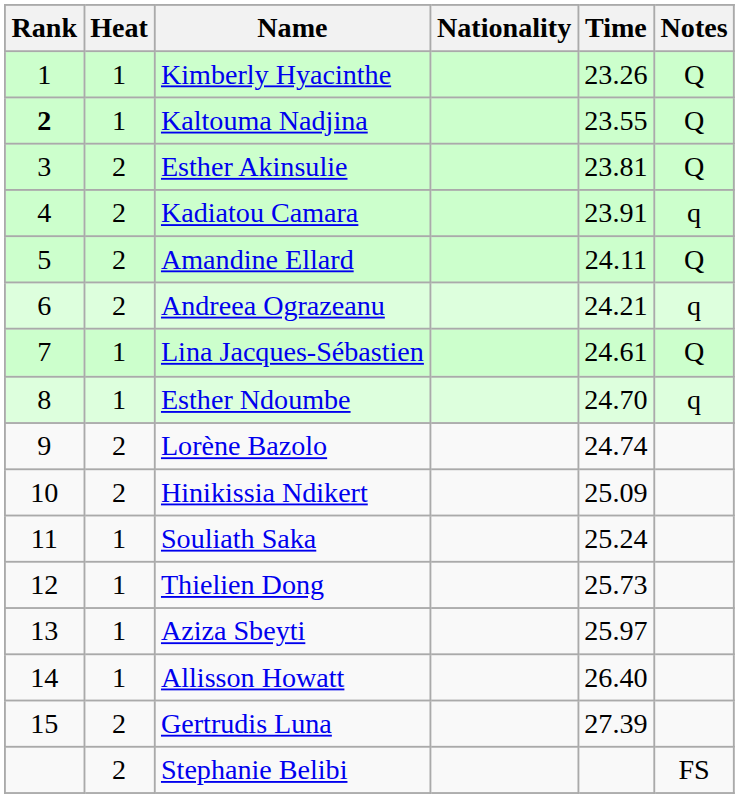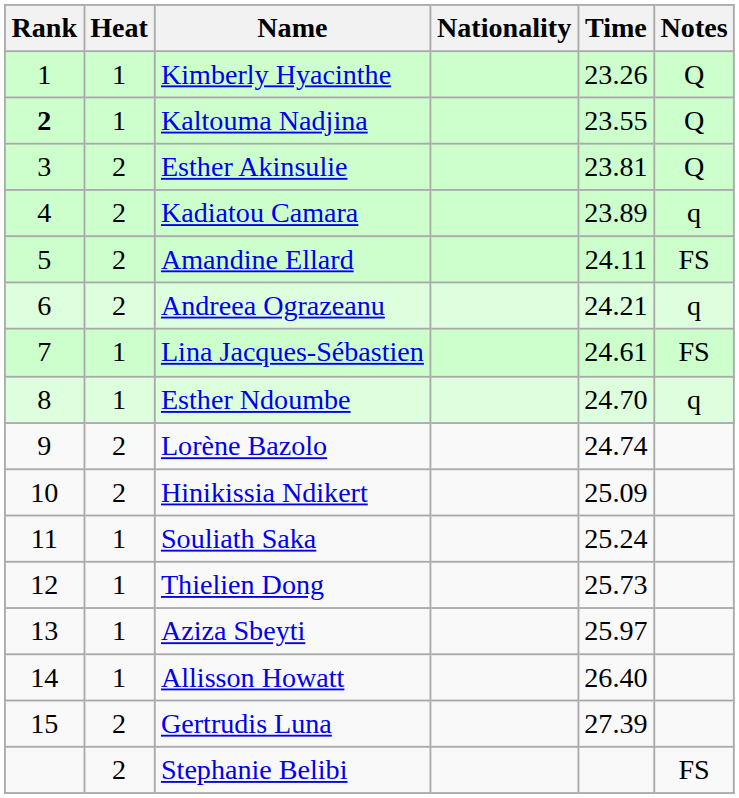(616, 213) 23.91 -> (616, 213) 23.89
(694, 259) Q -> (694, 259) FS
(694, 352) Q -> (694, 352) FS
